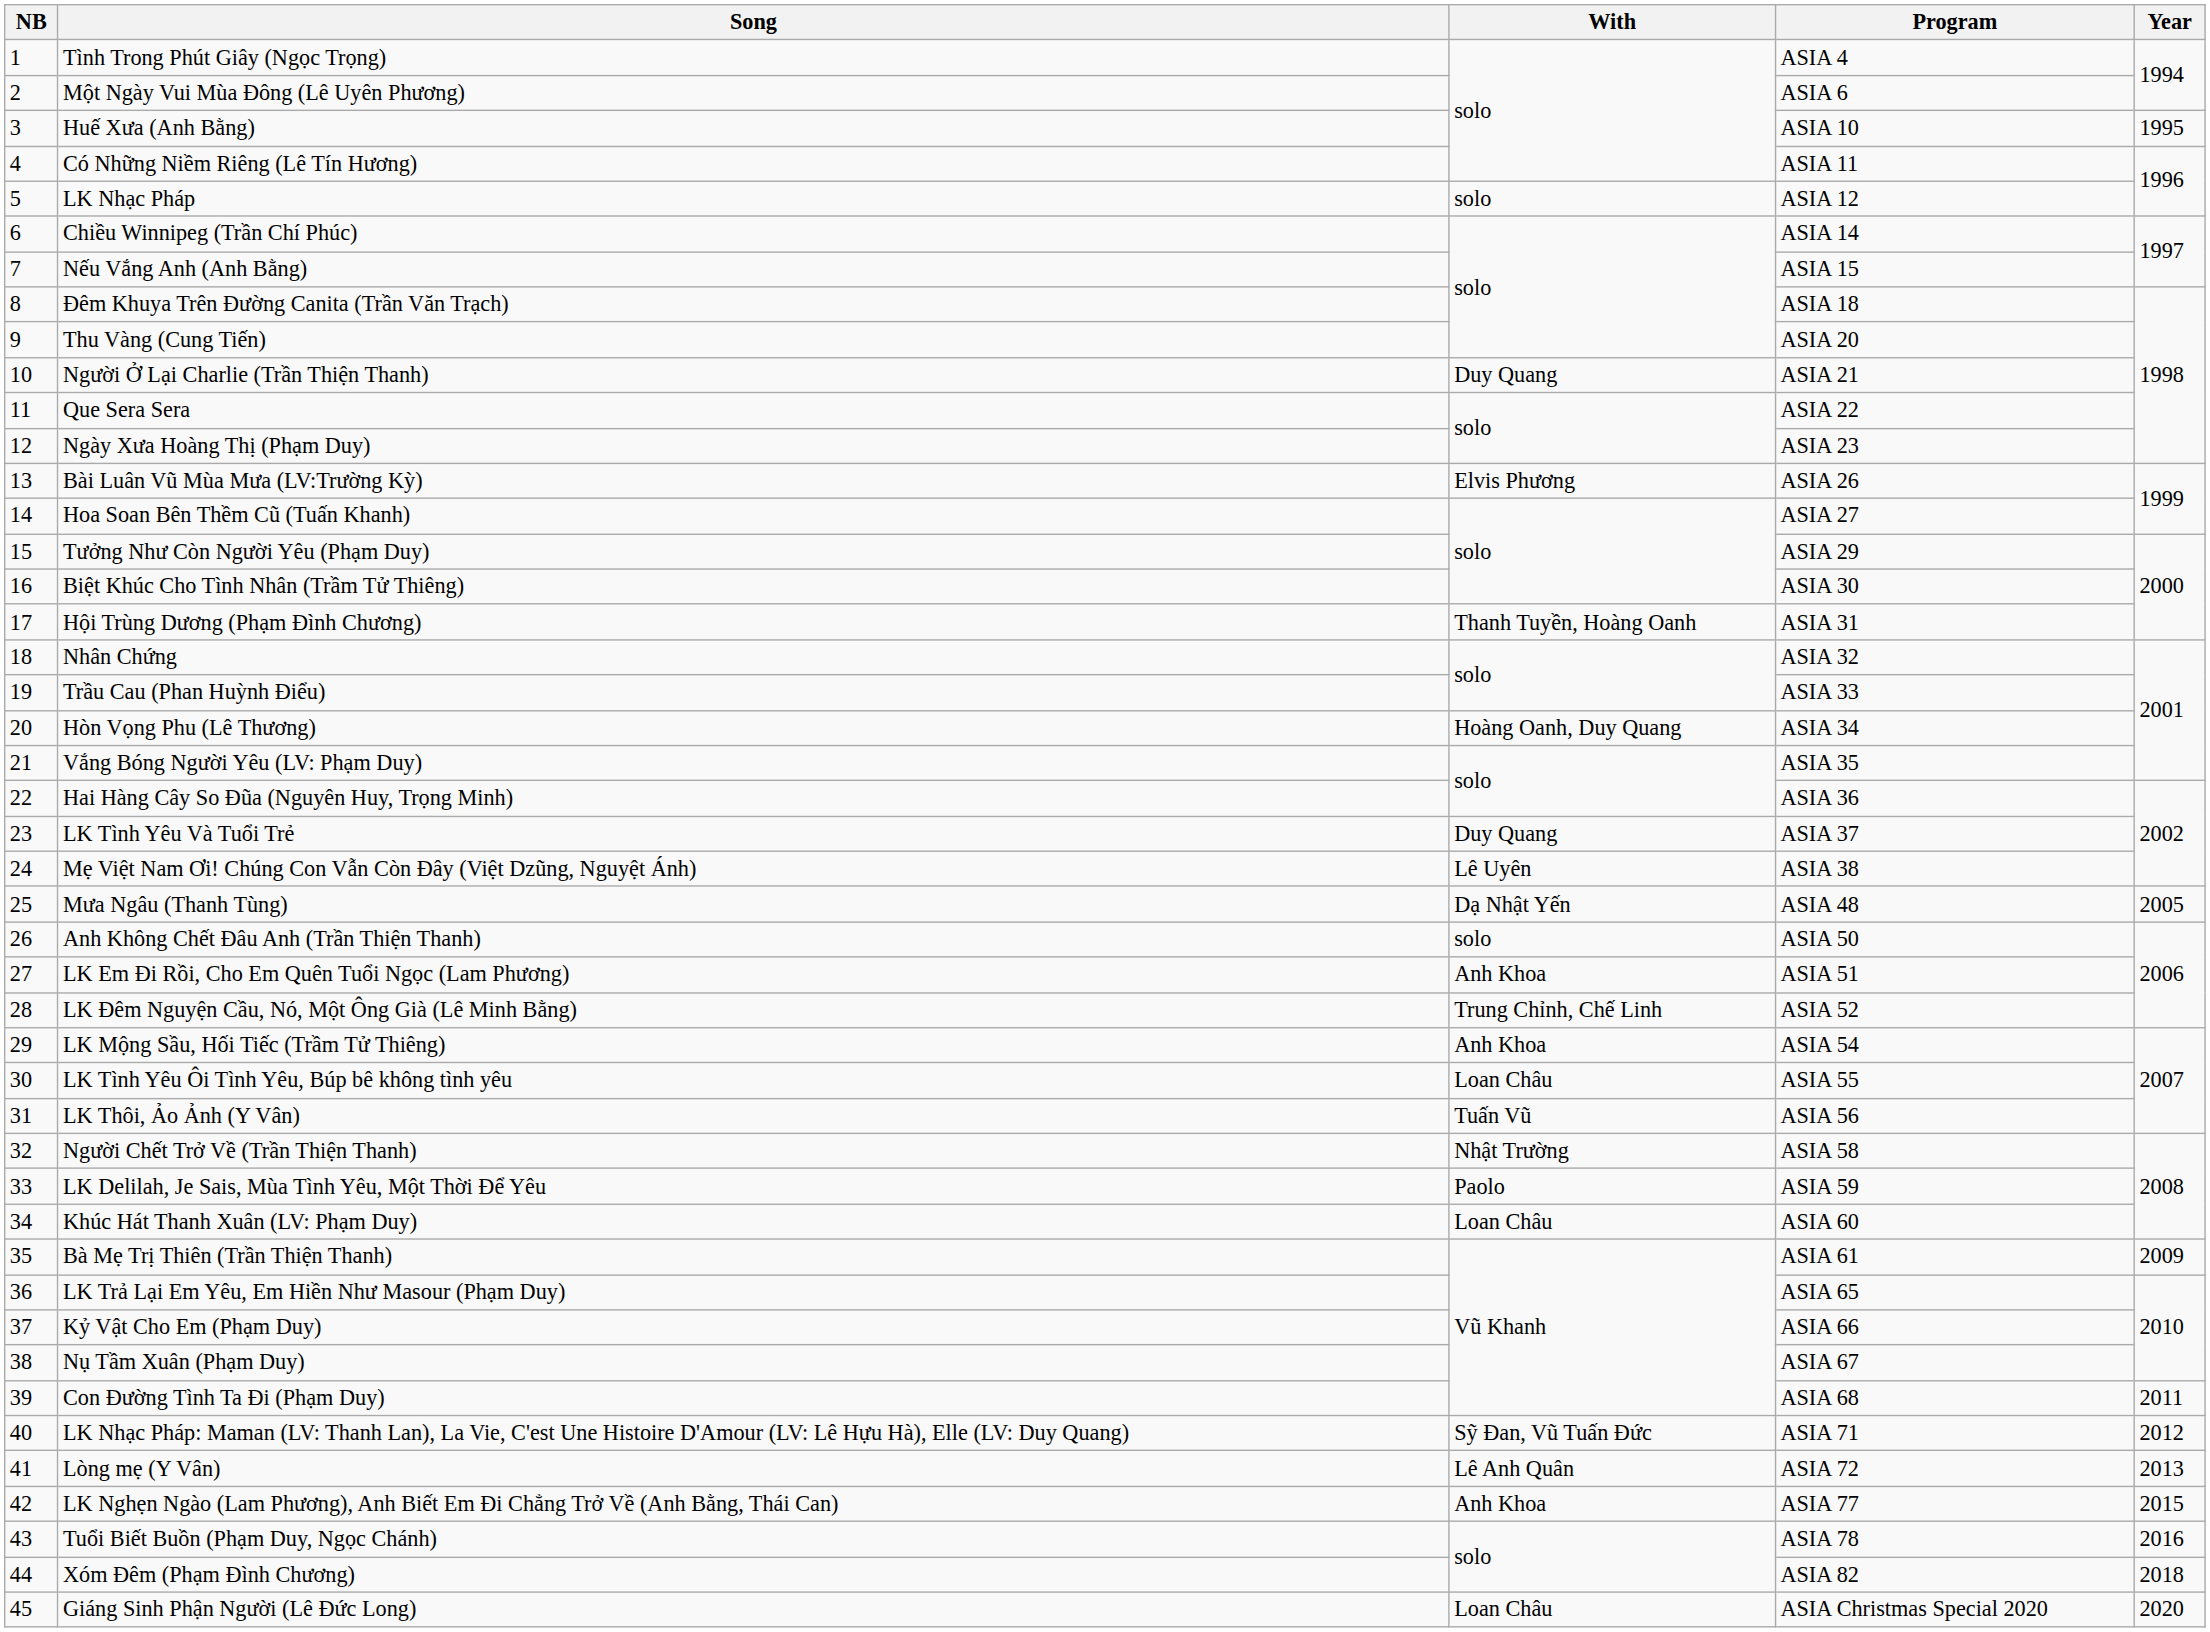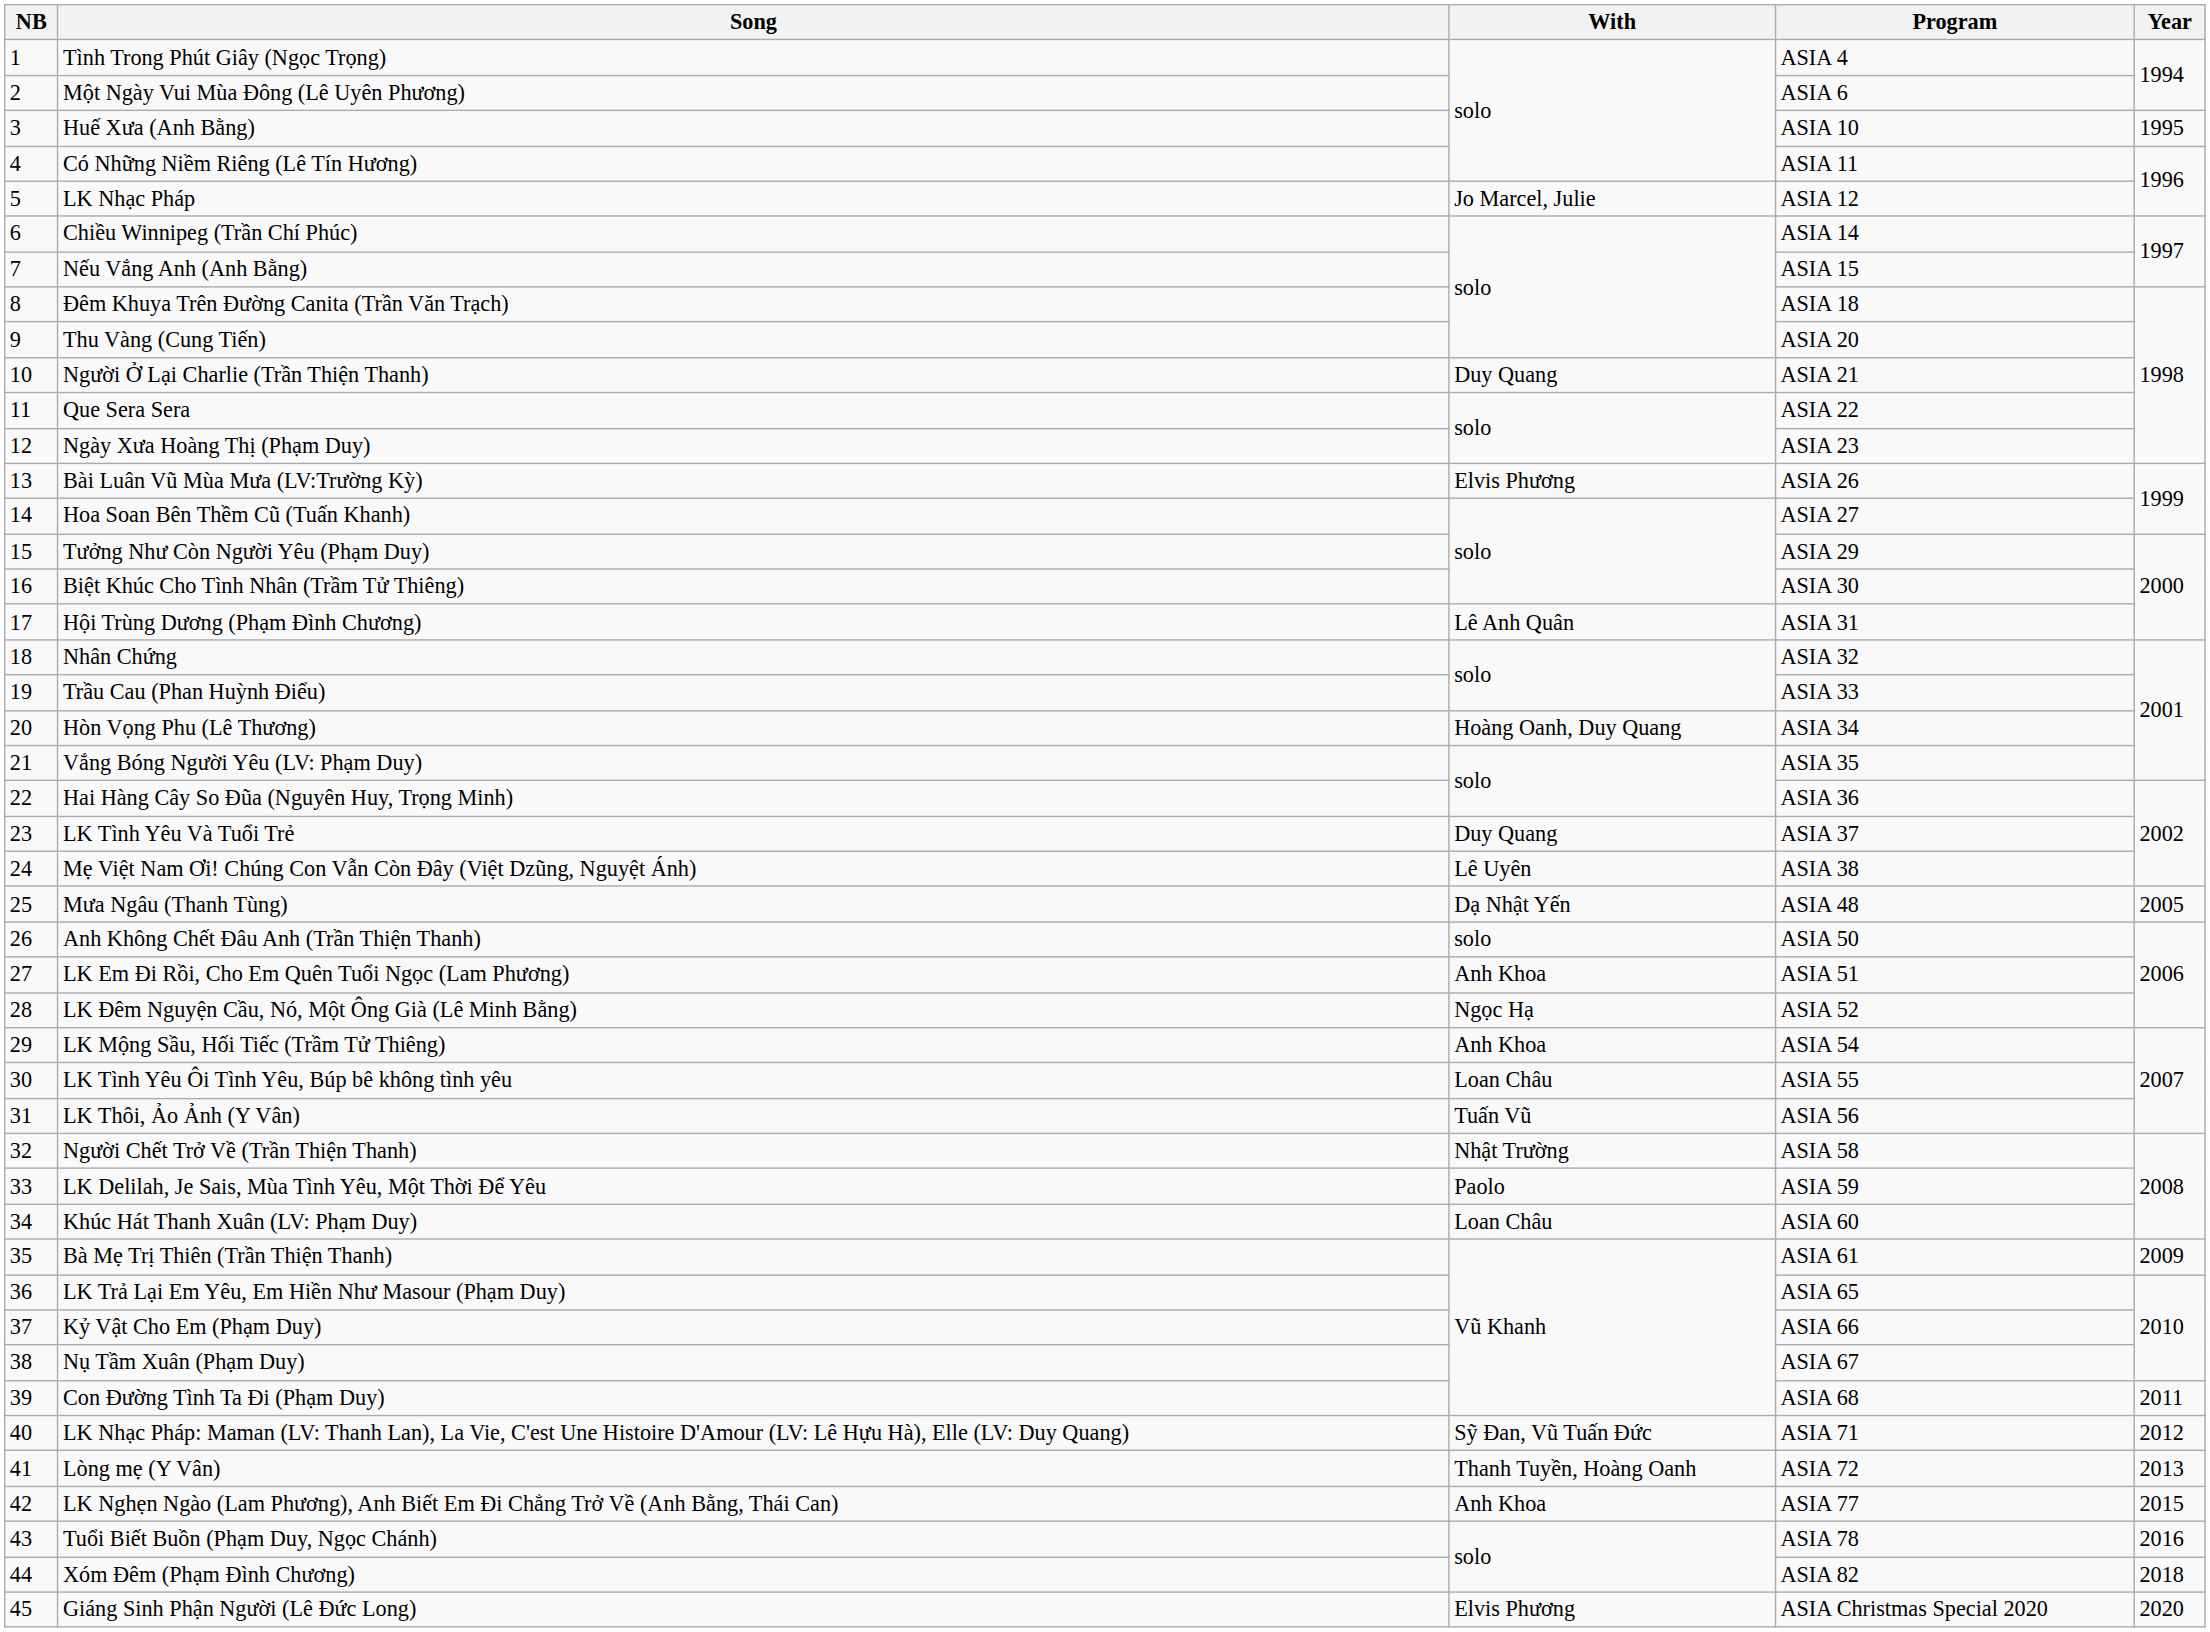(1473, 198) solo -> (1525, 198) Jo Marcel, Julie
(1575, 621) Thanh Tuyền, Hoàng Oanh -> (1514, 621) Lê Anh Quân
(1558, 1009) Trung Chỉnh, Chế Linh -> (1494, 1009) Ngọc Hạ
(1514, 1468) Lê Anh Quân -> (1575, 1468) Thanh Tuyền, Hoàng Oanh
(1503, 1609) Loan Châu -> (1515, 1609) Elvis Phương
